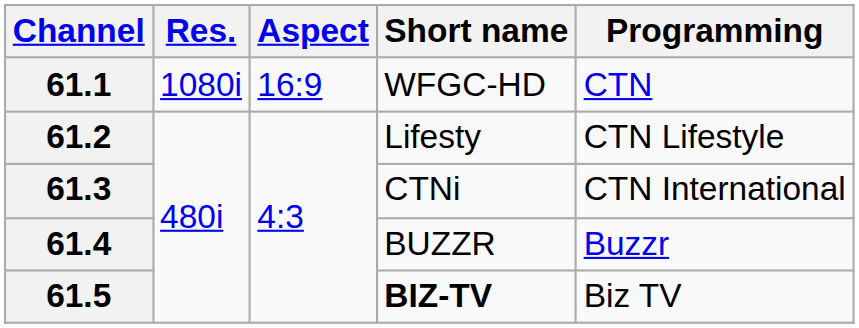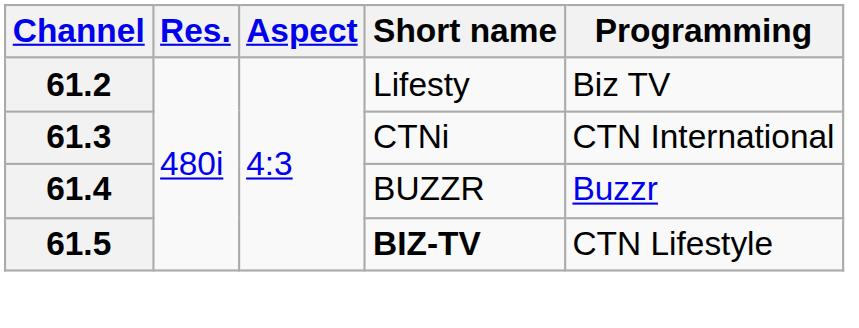- row: (79, 84)
(684, 137) CTN Lifestyle -> (621, 84) Biz TV
(633, 296) Biz TV -> (673, 243) CTN Lifestyle
